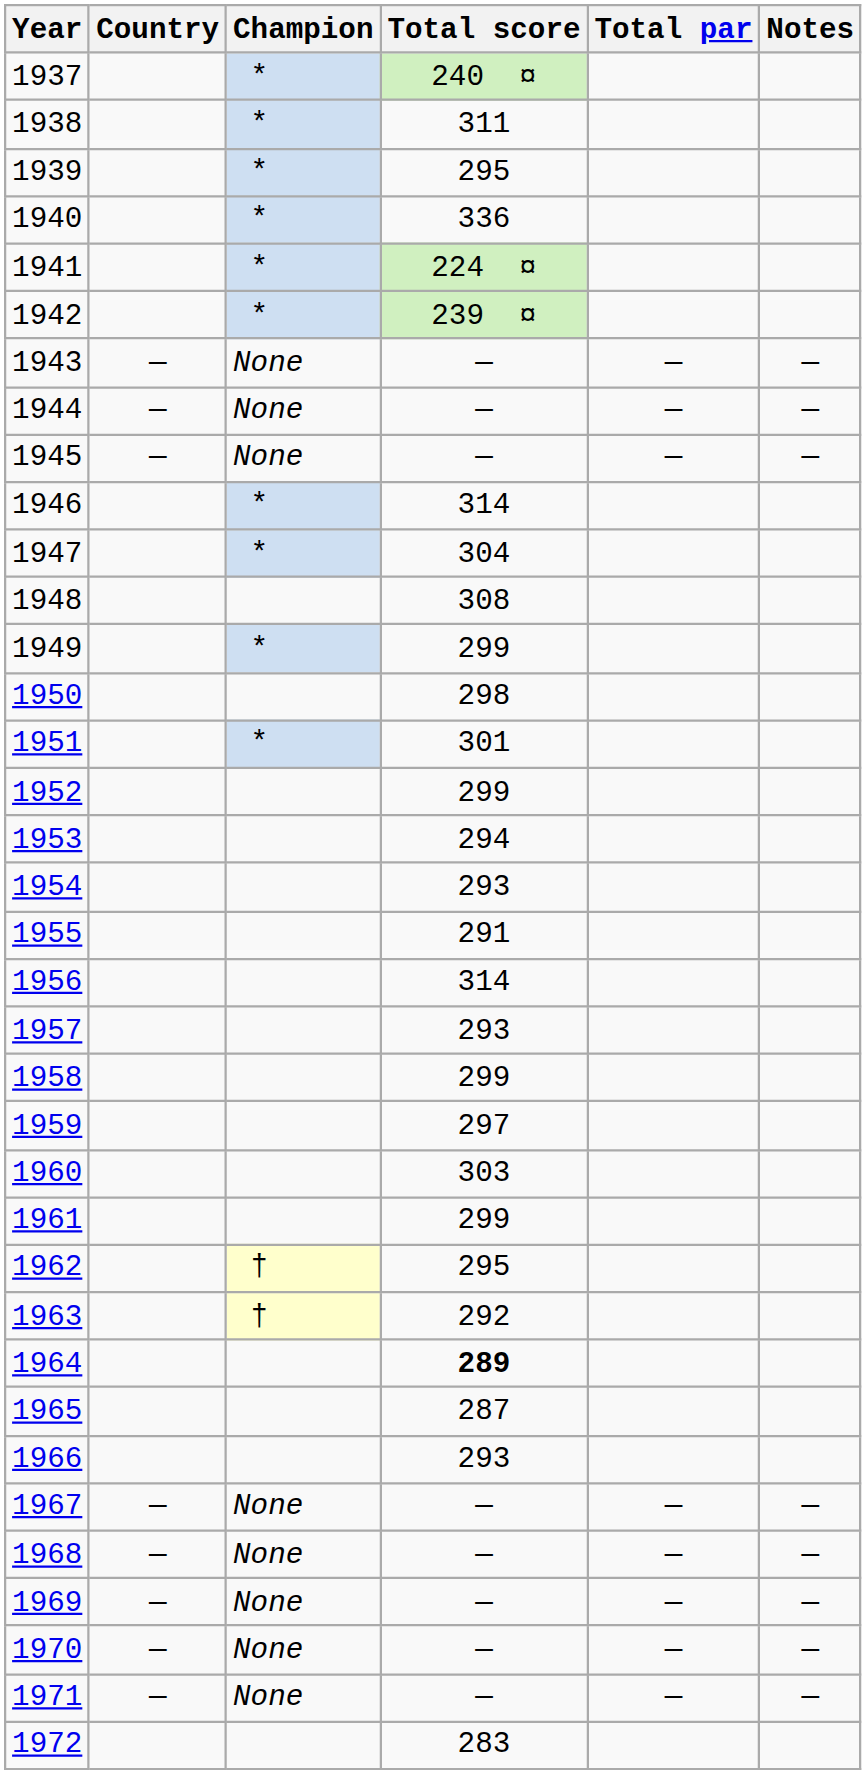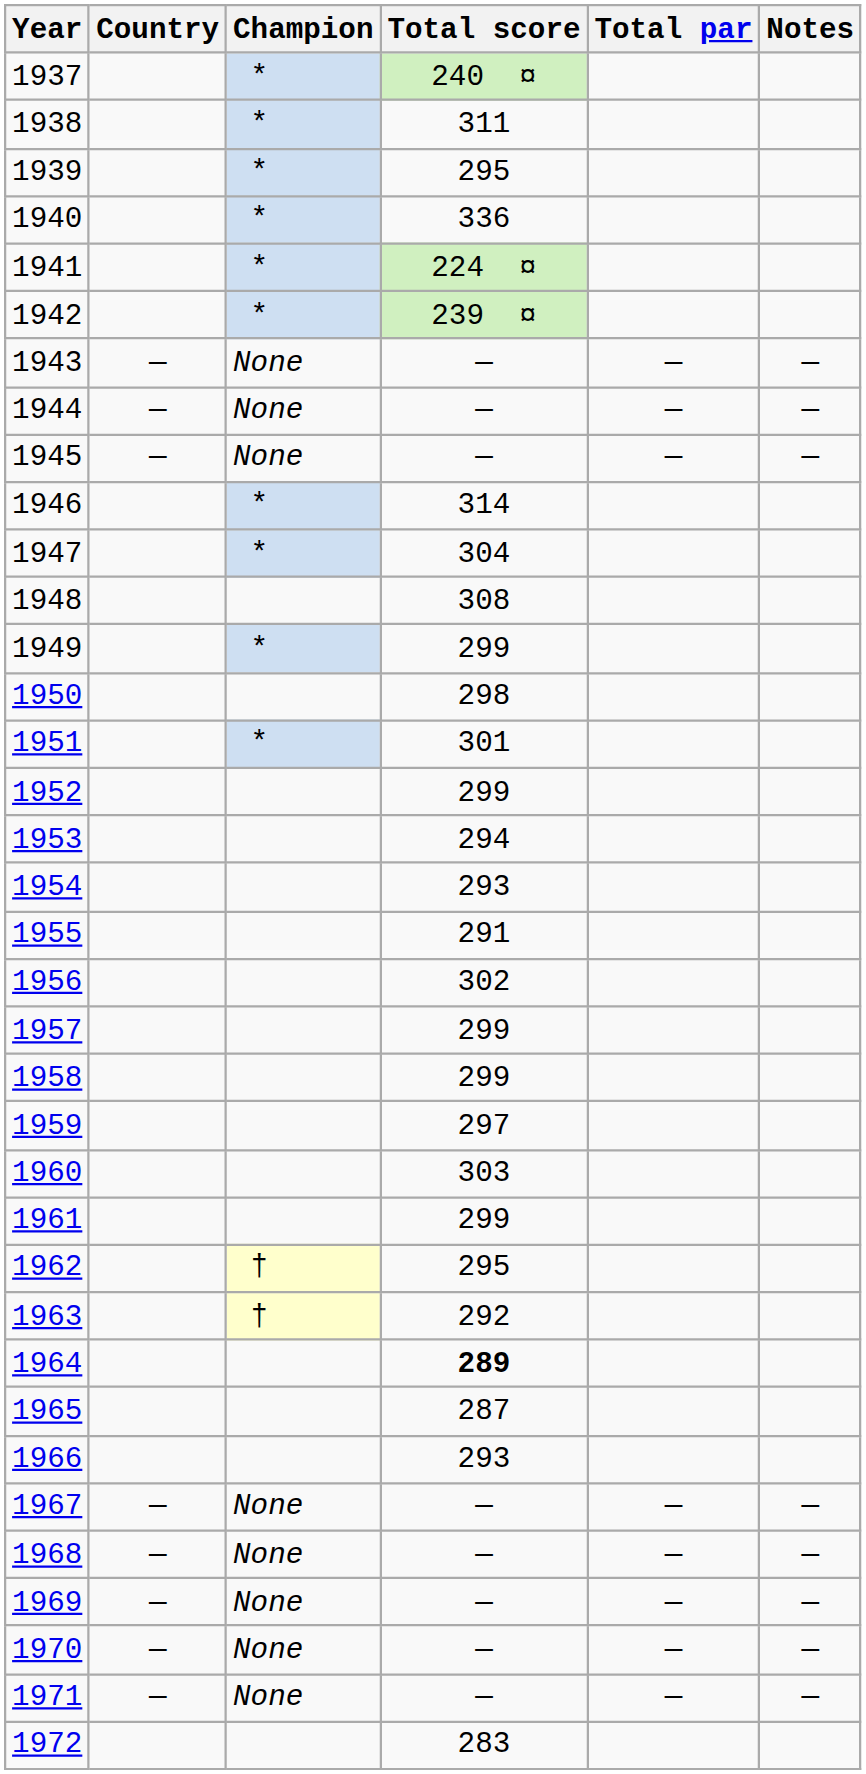(484, 982) 314 -> (484, 982) 302
(484, 1030) 293 -> (484, 1030) 299
